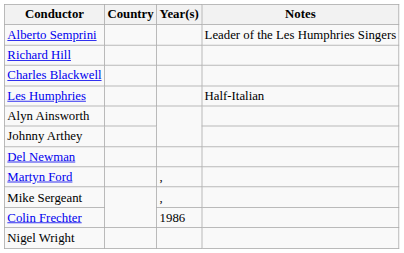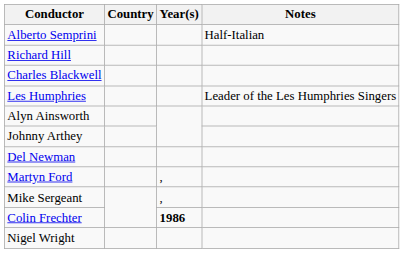(300, 34) Leader of the Les Humphries Singers -> (234, 34) Half-Italian
(234, 95) Half-Italian -> (300, 95) Leader of the Les Humphries Singers
(172, 217) normal -> (172, 217) bold
